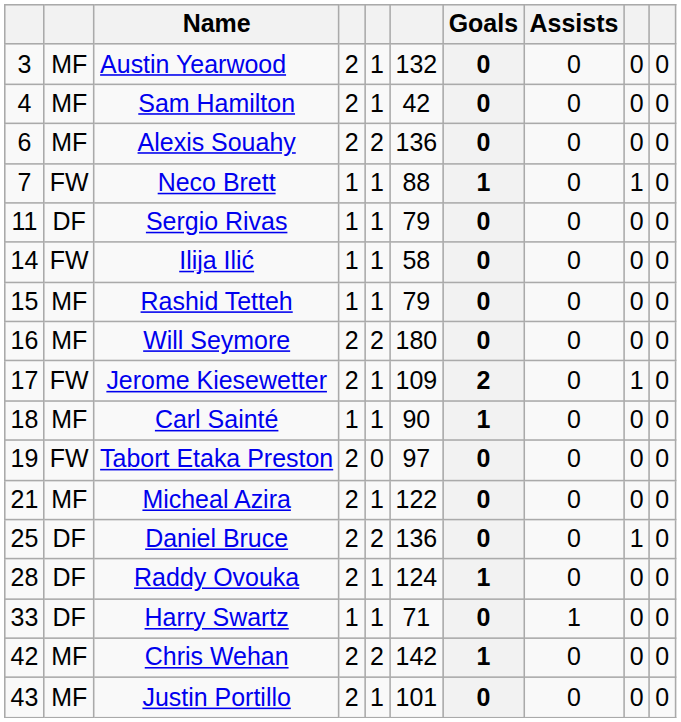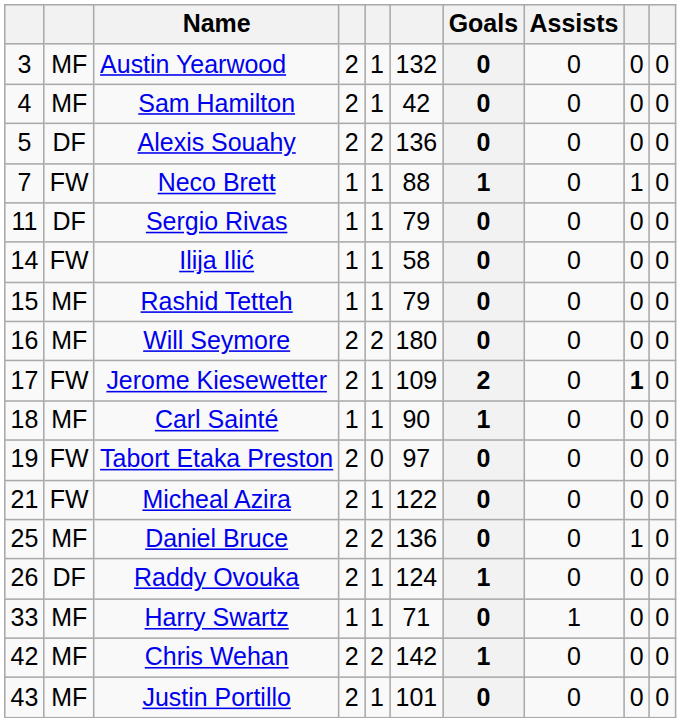(24, 143) 6 -> (24, 143) 5
(69, 143) MF -> (69, 143) DF
(637, 380) normal -> (637, 380) bold
(69, 499) MF -> (69, 499) FW
(69, 538) DF -> (69, 538) MF
(24, 578) 28 -> (24, 578) 26
(69, 618) DF -> (69, 618) MF
